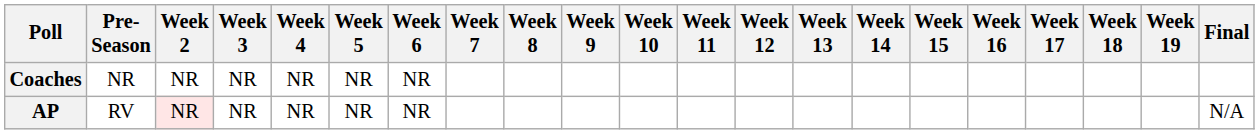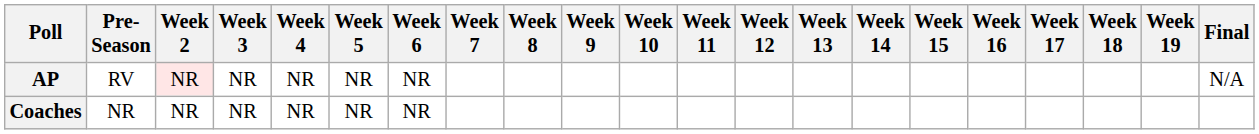rows swapped: (46, 112) <-> (46, 79)
